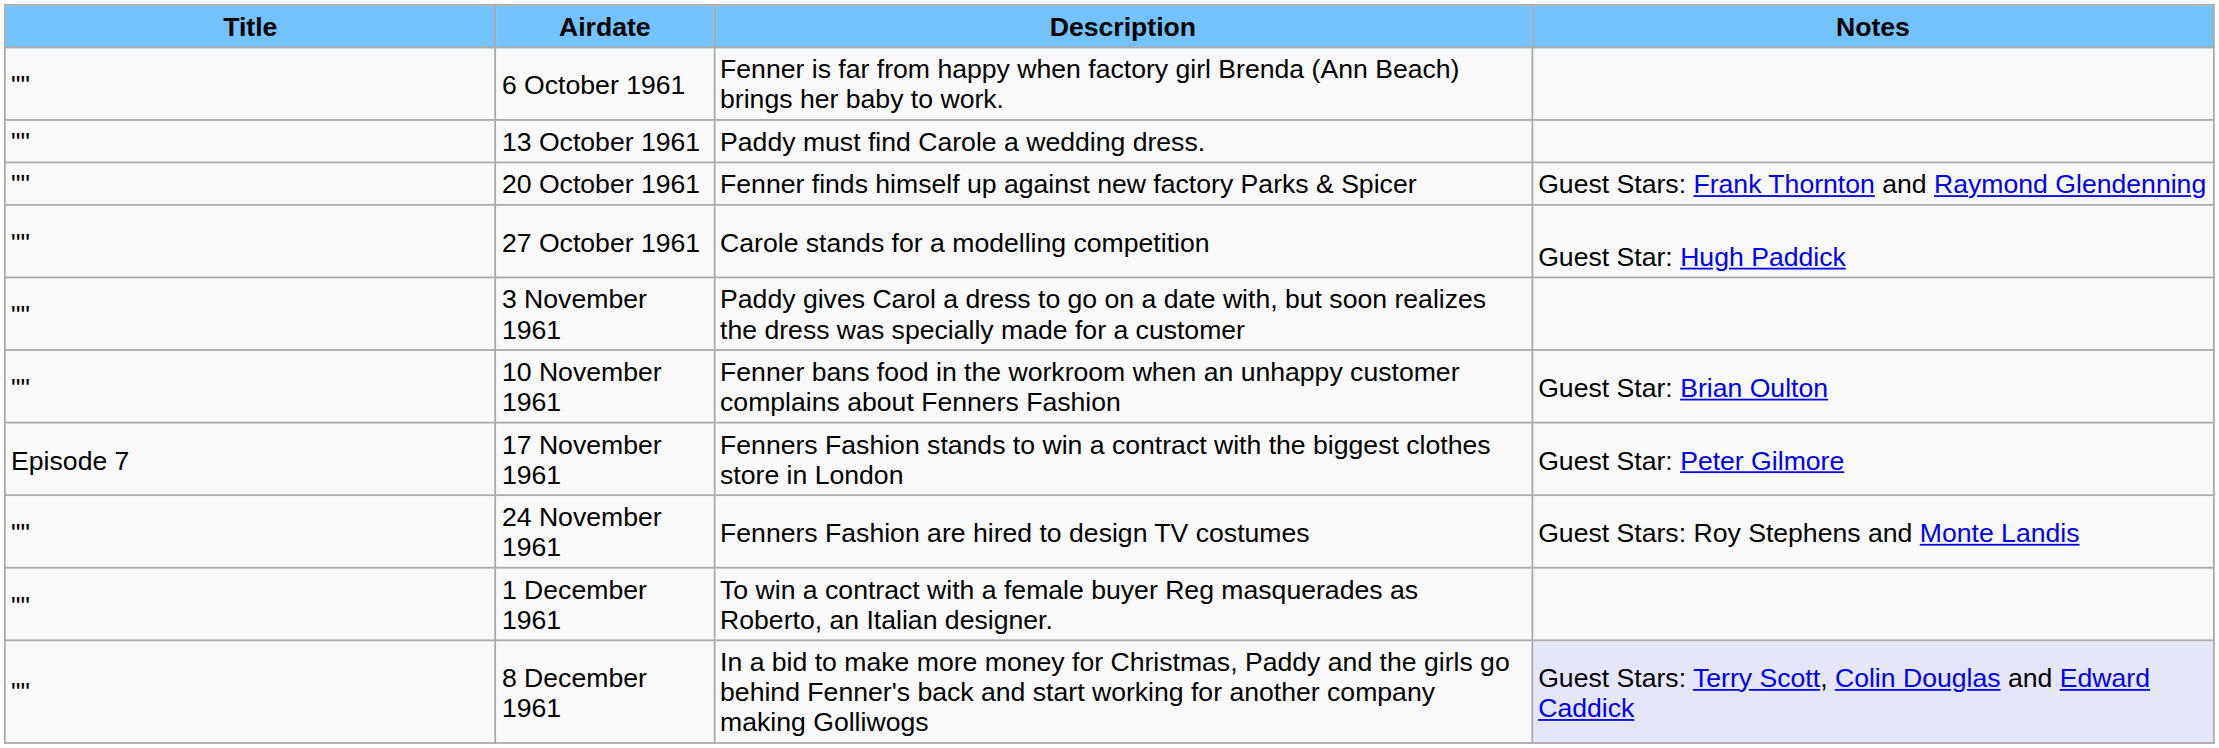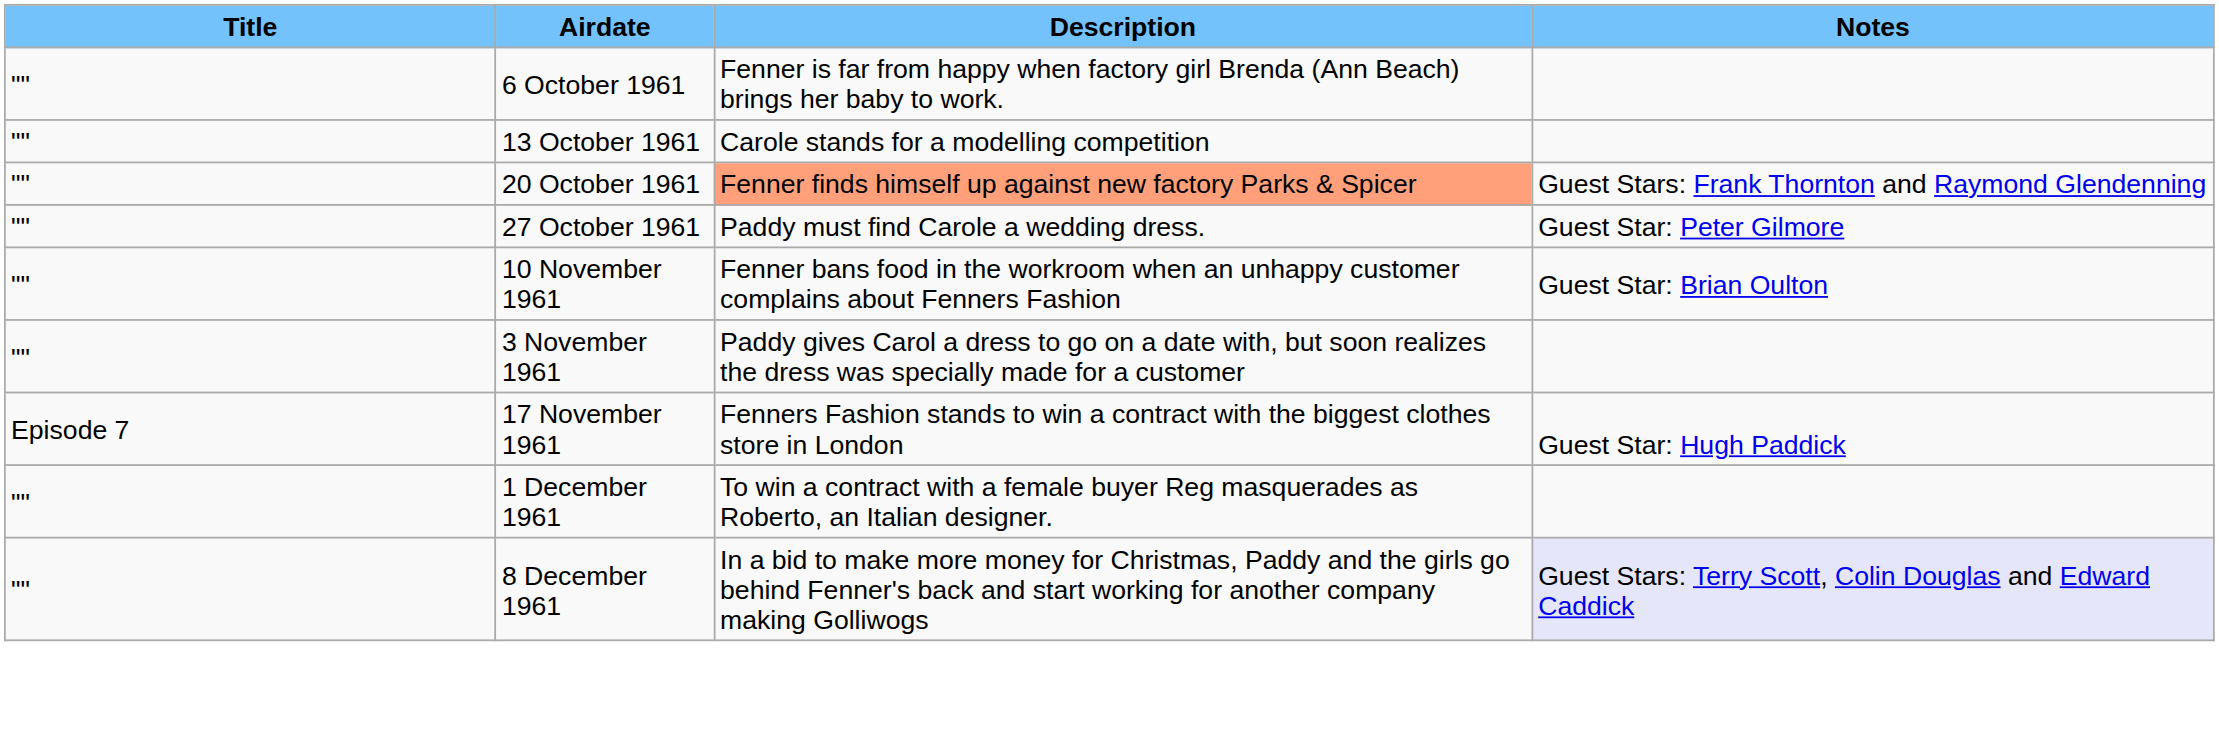(963, 141) Paddy must find Carole a wedding dress. -> (965, 141) Carole stands for a modelling competition
(1068, 184) no background -> (1068, 184) lightsalmon background
(965, 241) Carole stands for a modelling competition -> (963, 226) Paddy must find Carole a wedding dress.
(1692, 256) Guest Star: Hugh Paddick -> (1691, 226) Guest Star: Peter Gilmore
rows swapped: (574, 314) <-> (582, 386)
(1691, 459) Guest Star: Peter Gilmore -> (1692, 444) Guest Star: Hugh Paddick
- row: (582, 531)
